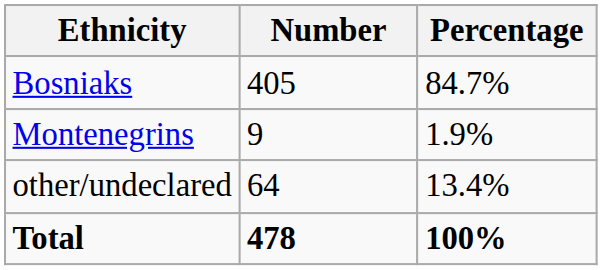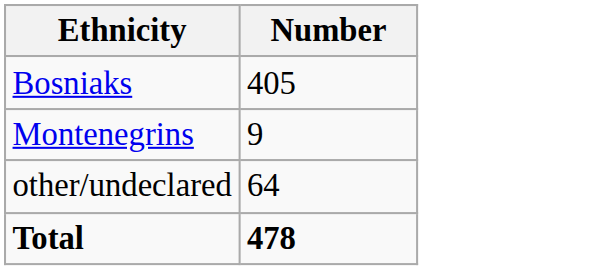- column: (507, 30)
